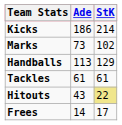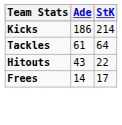- row: (23, 46)
- row: (35, 62)
(102, 79) 61 -> (102, 46) 64
(102, 95) khaki background -> (102, 62) no background
